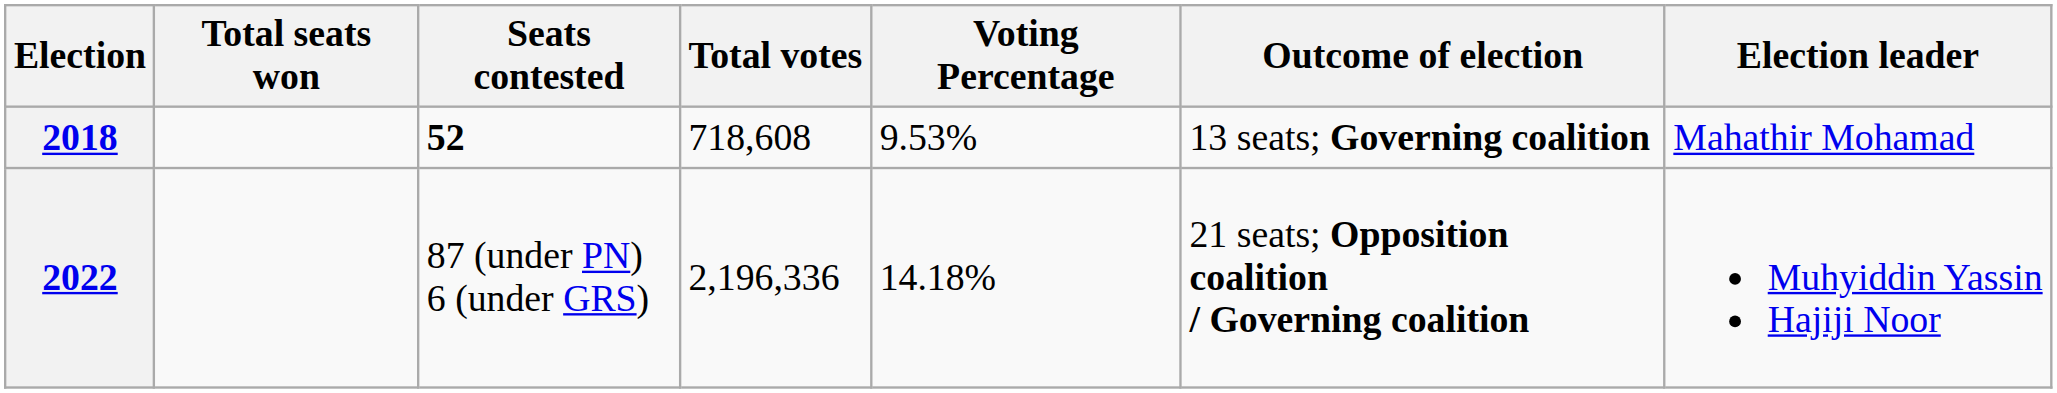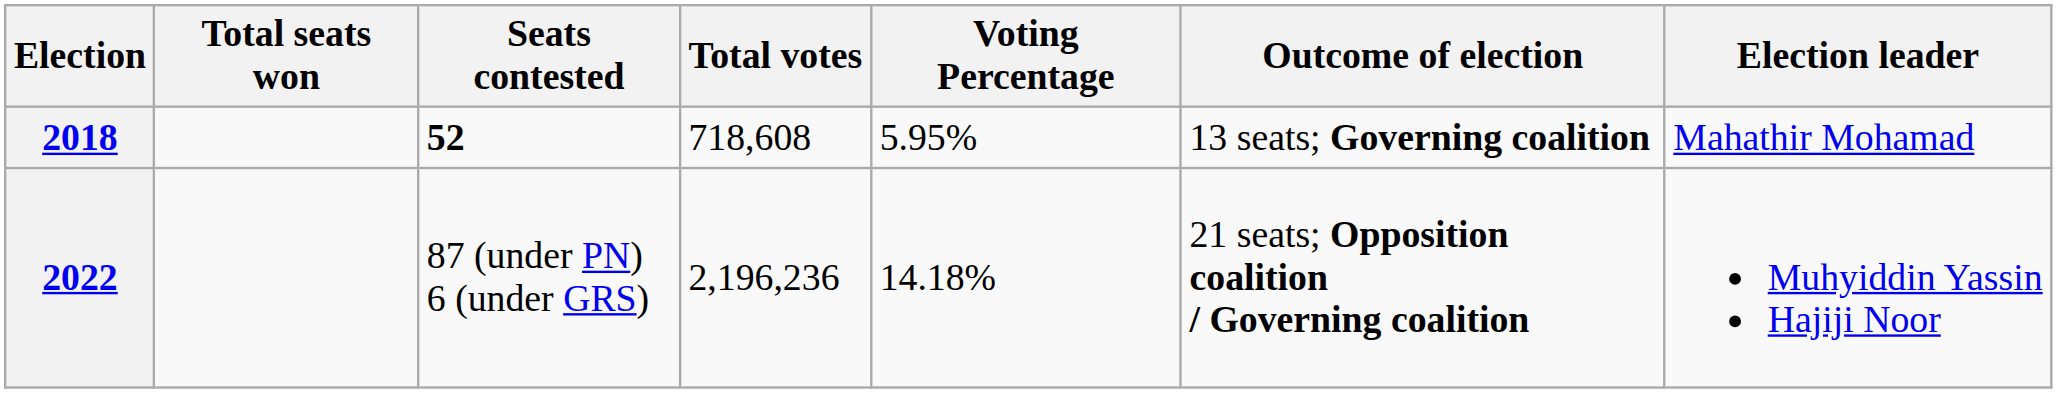(928, 136) 9.53% -> (928, 136) 5.95%
(764, 276) 2,196,336 -> (764, 276) 2,196,236
